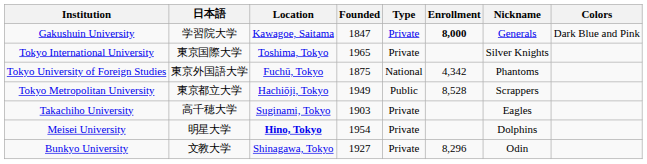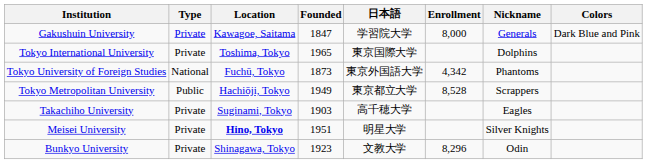columns swapped: (209, 13) <-> (404, 14)
(454, 33) bold -> (454, 33) normal
(517, 52) Silver Knights -> (517, 52) Dolphins
(360, 72) 1875 -> (321, 72) 1873
(360, 129) 1954 -> (321, 129) 1951
(517, 129) Dolphins -> (517, 129) Silver Knights
(360, 149) 1927 -> (321, 149) 1923
